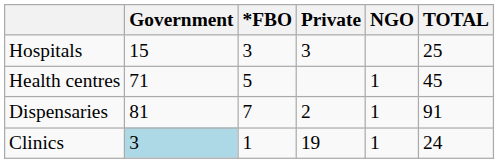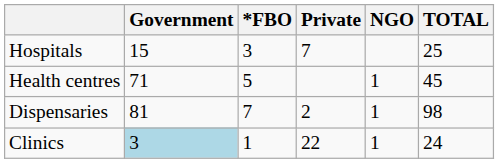(306, 50) 3 -> (306, 50) 7
(433, 111) 91 -> (433, 111) 98
(311, 142) 19 -> (311, 142) 22
